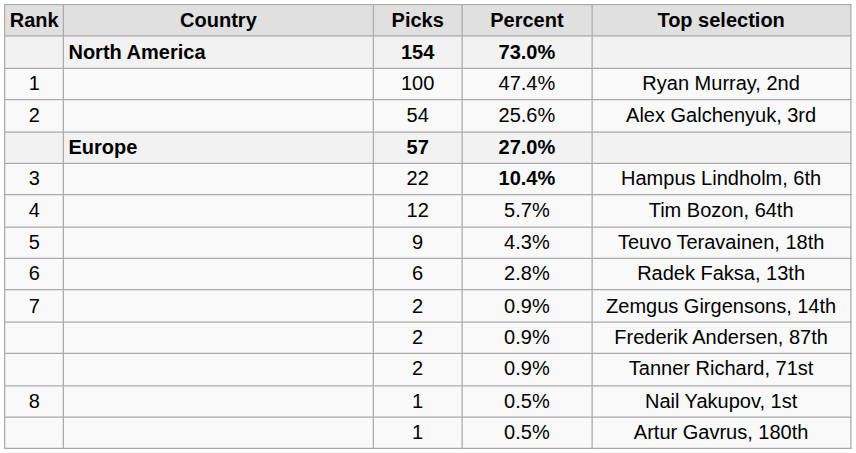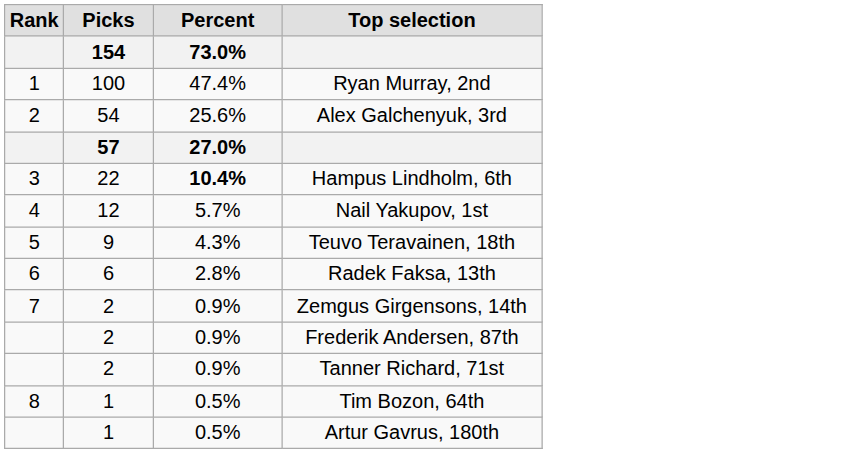- column: (137, 52)
(721, 210) Tim Bozon, 64th -> (412, 210) Nail Yakupov, 1st
(721, 400) Nail Yakupov, 1st -> (412, 400) Tim Bozon, 64th
